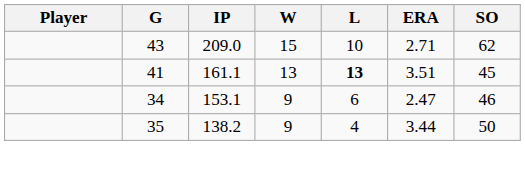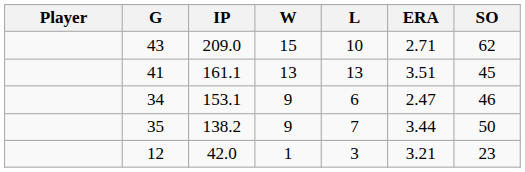(354, 72) bold -> (354, 72) normal
(354, 126) 4 -> (354, 126) 7
+ row: (156, 153)
